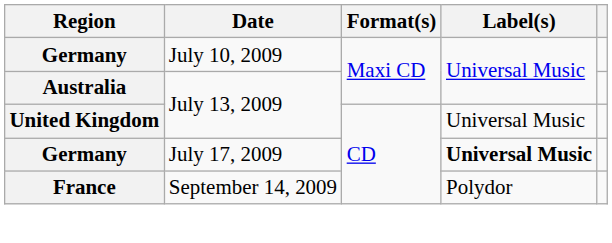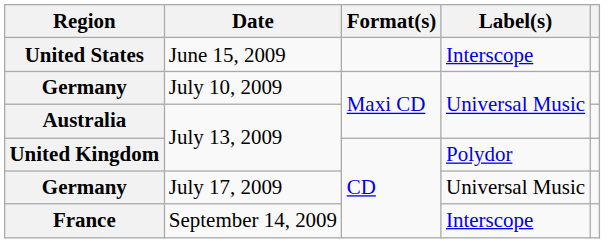+ row: (84, 54)
(516, 120) Universal Music -> (479, 154) Polydor
(519, 154) bold -> (516, 187) normal
(479, 187) Polydor -> (490, 220) Interscope
